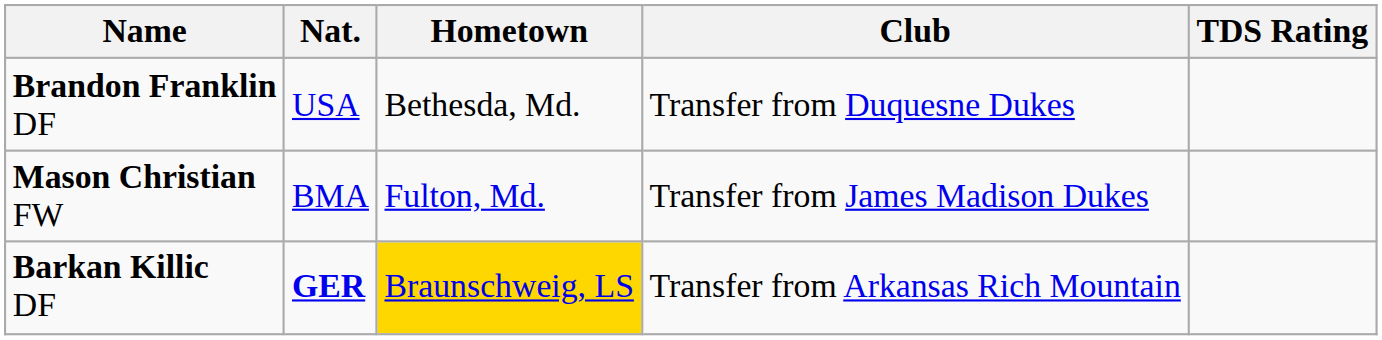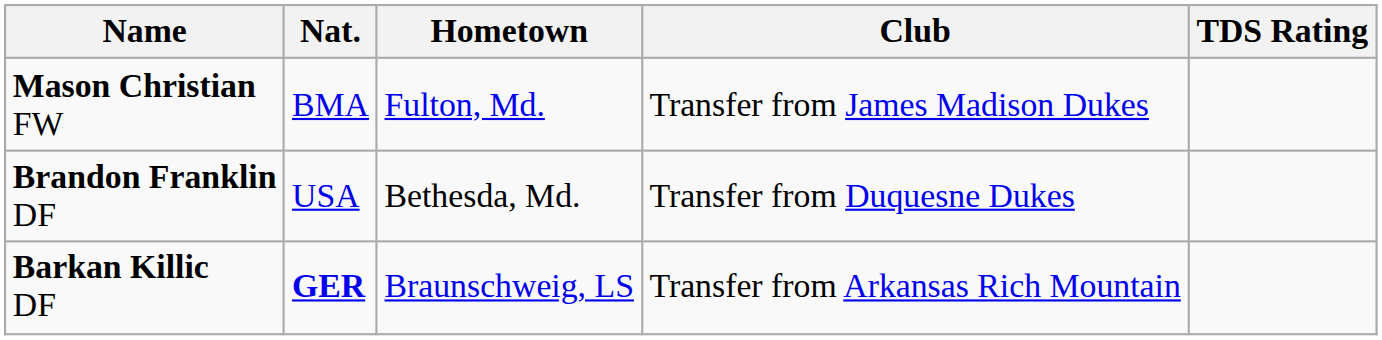rows swapped: (134, 195) <-> (145, 103)
(509, 286) gold background -> (509, 286) no background
